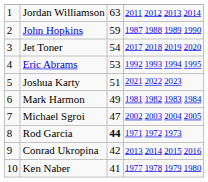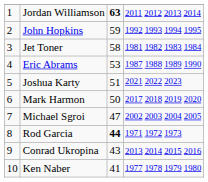(115, 13) normal -> (115, 13) bold
(163, 30) 1987 1988 1989 1990 -> (163, 30) 1992 1993 1994 1995
(115, 47) 54 -> (115, 47) 58
(163, 47) 2017 2018 2019 2020 -> (163, 47) 1981 1982 1983 1984
(163, 64) 1992 1993 1994 1995 -> (163, 64) 1987 1988 1989 1990
(115, 99) 49 -> (115, 99) 50
(163, 99) 1981 1982 1983 1984 -> (163, 99) 2017 2018 2019 2020
(115, 151) 42 -> (115, 151) 43
